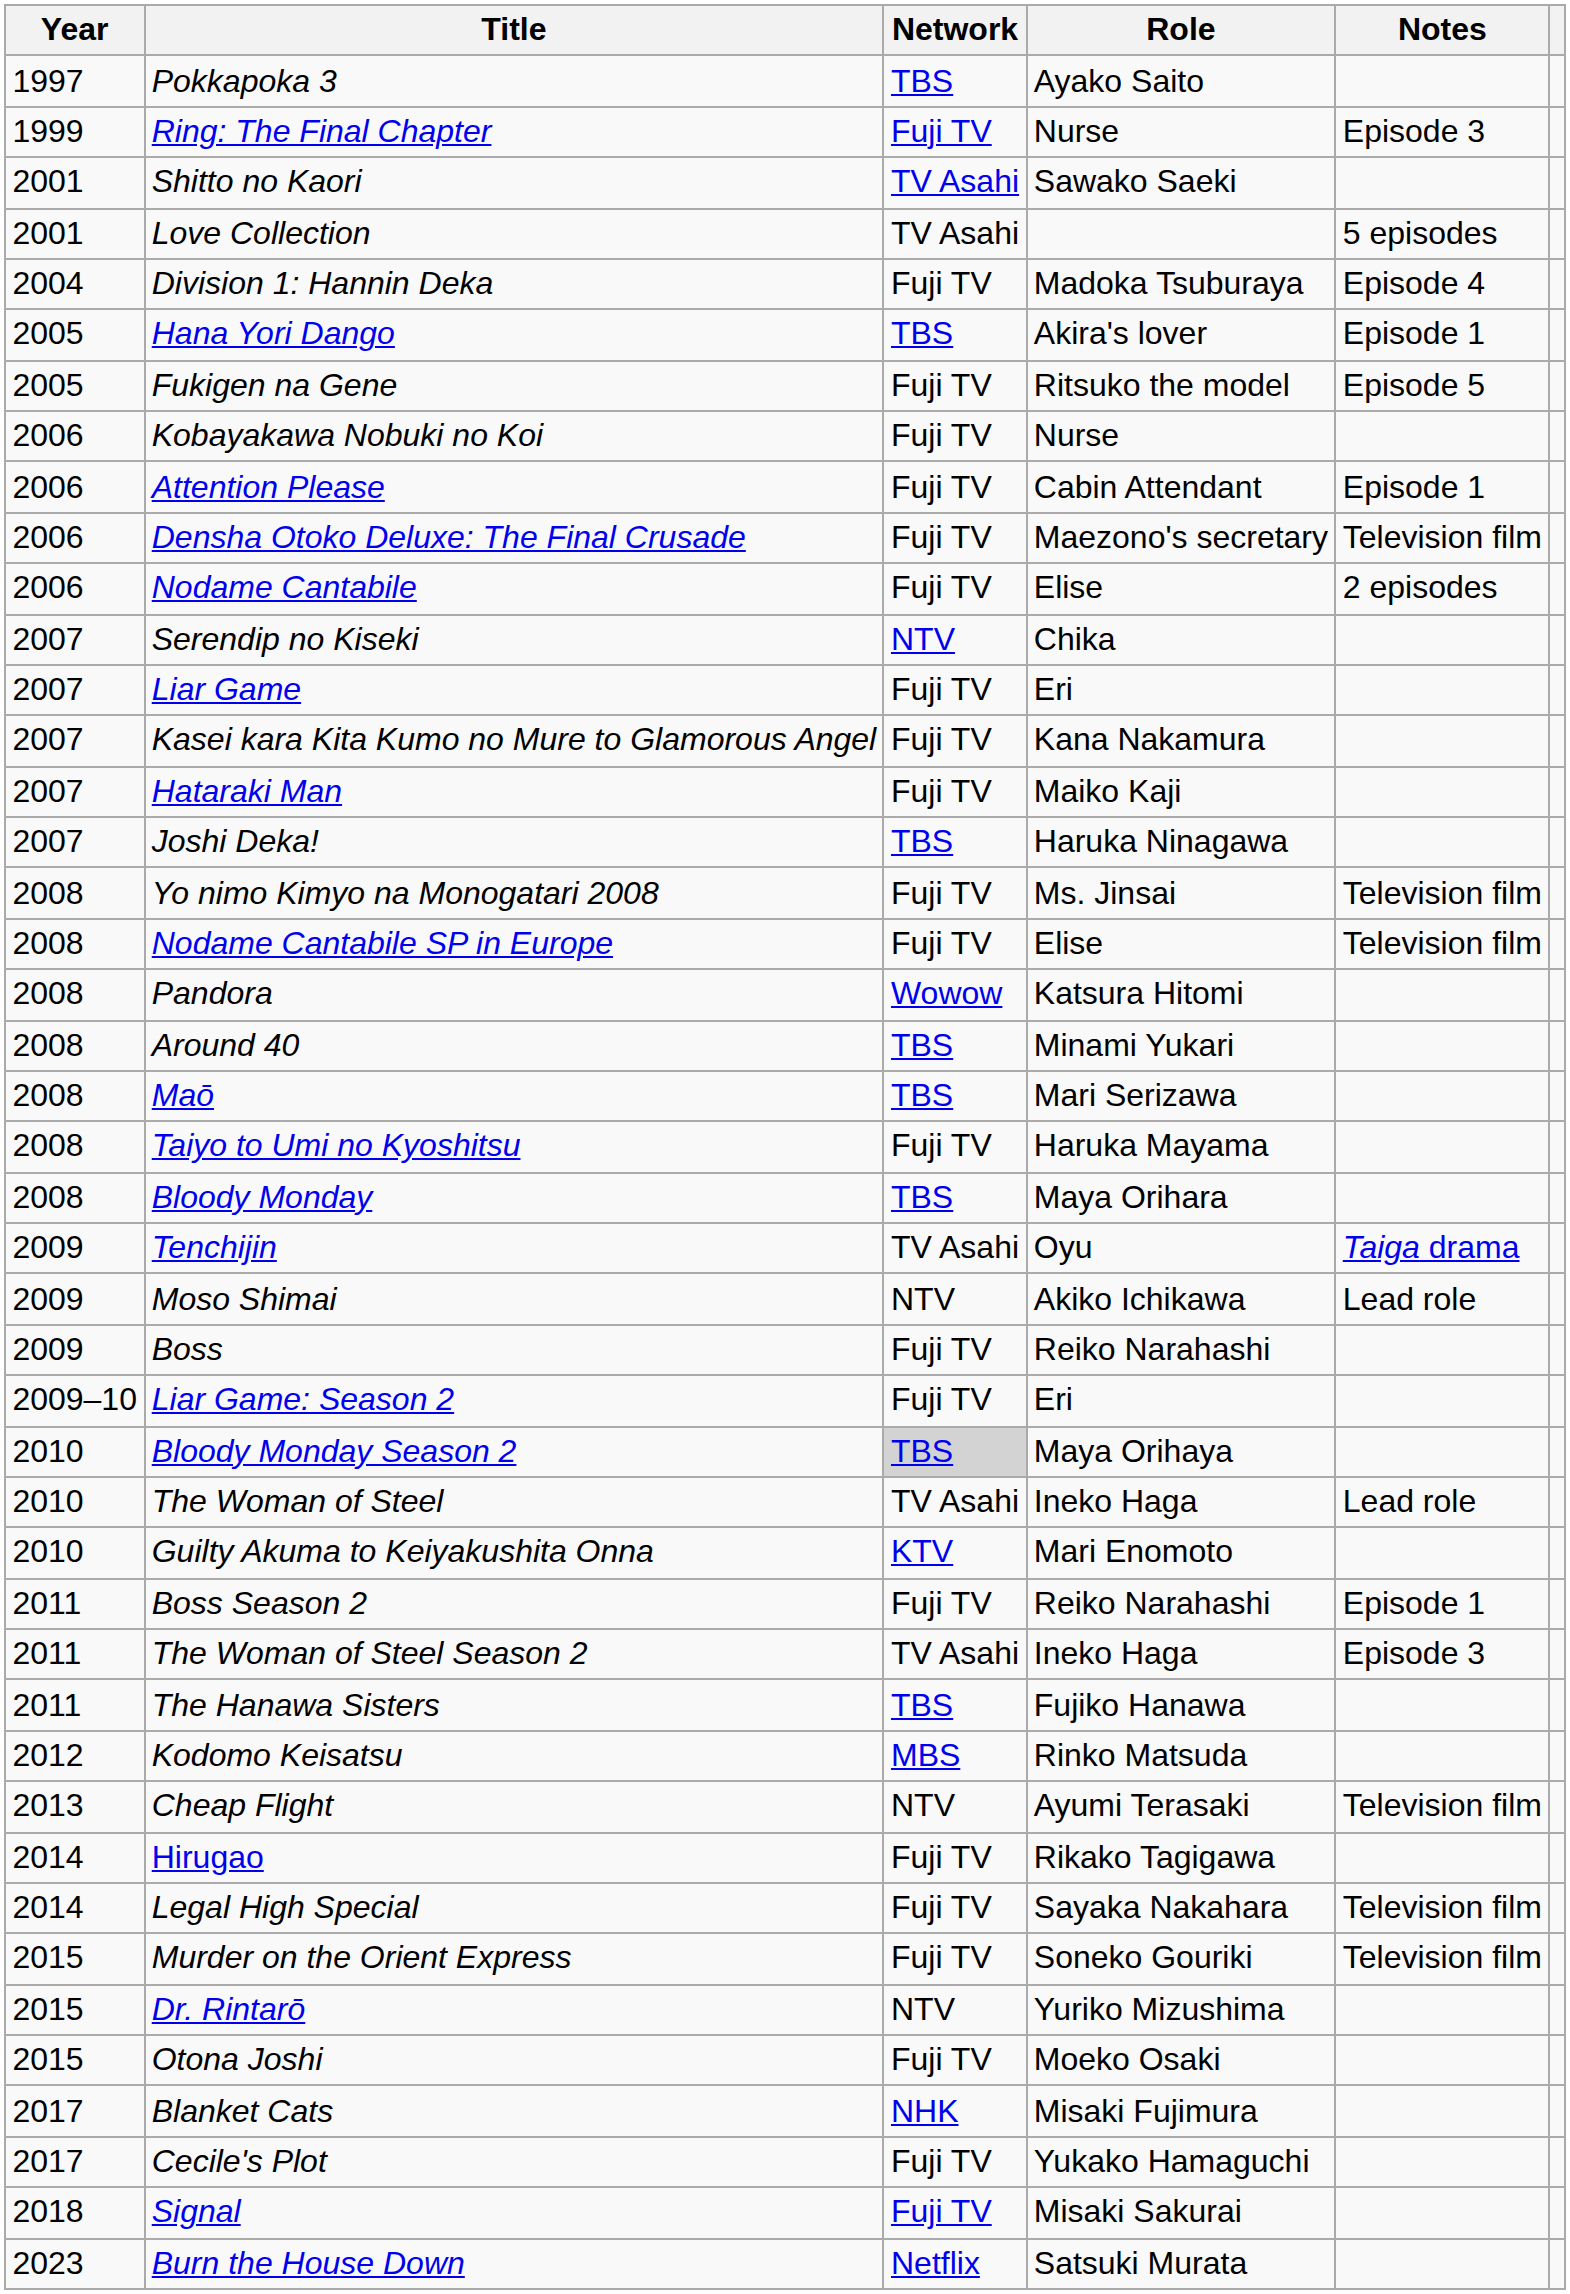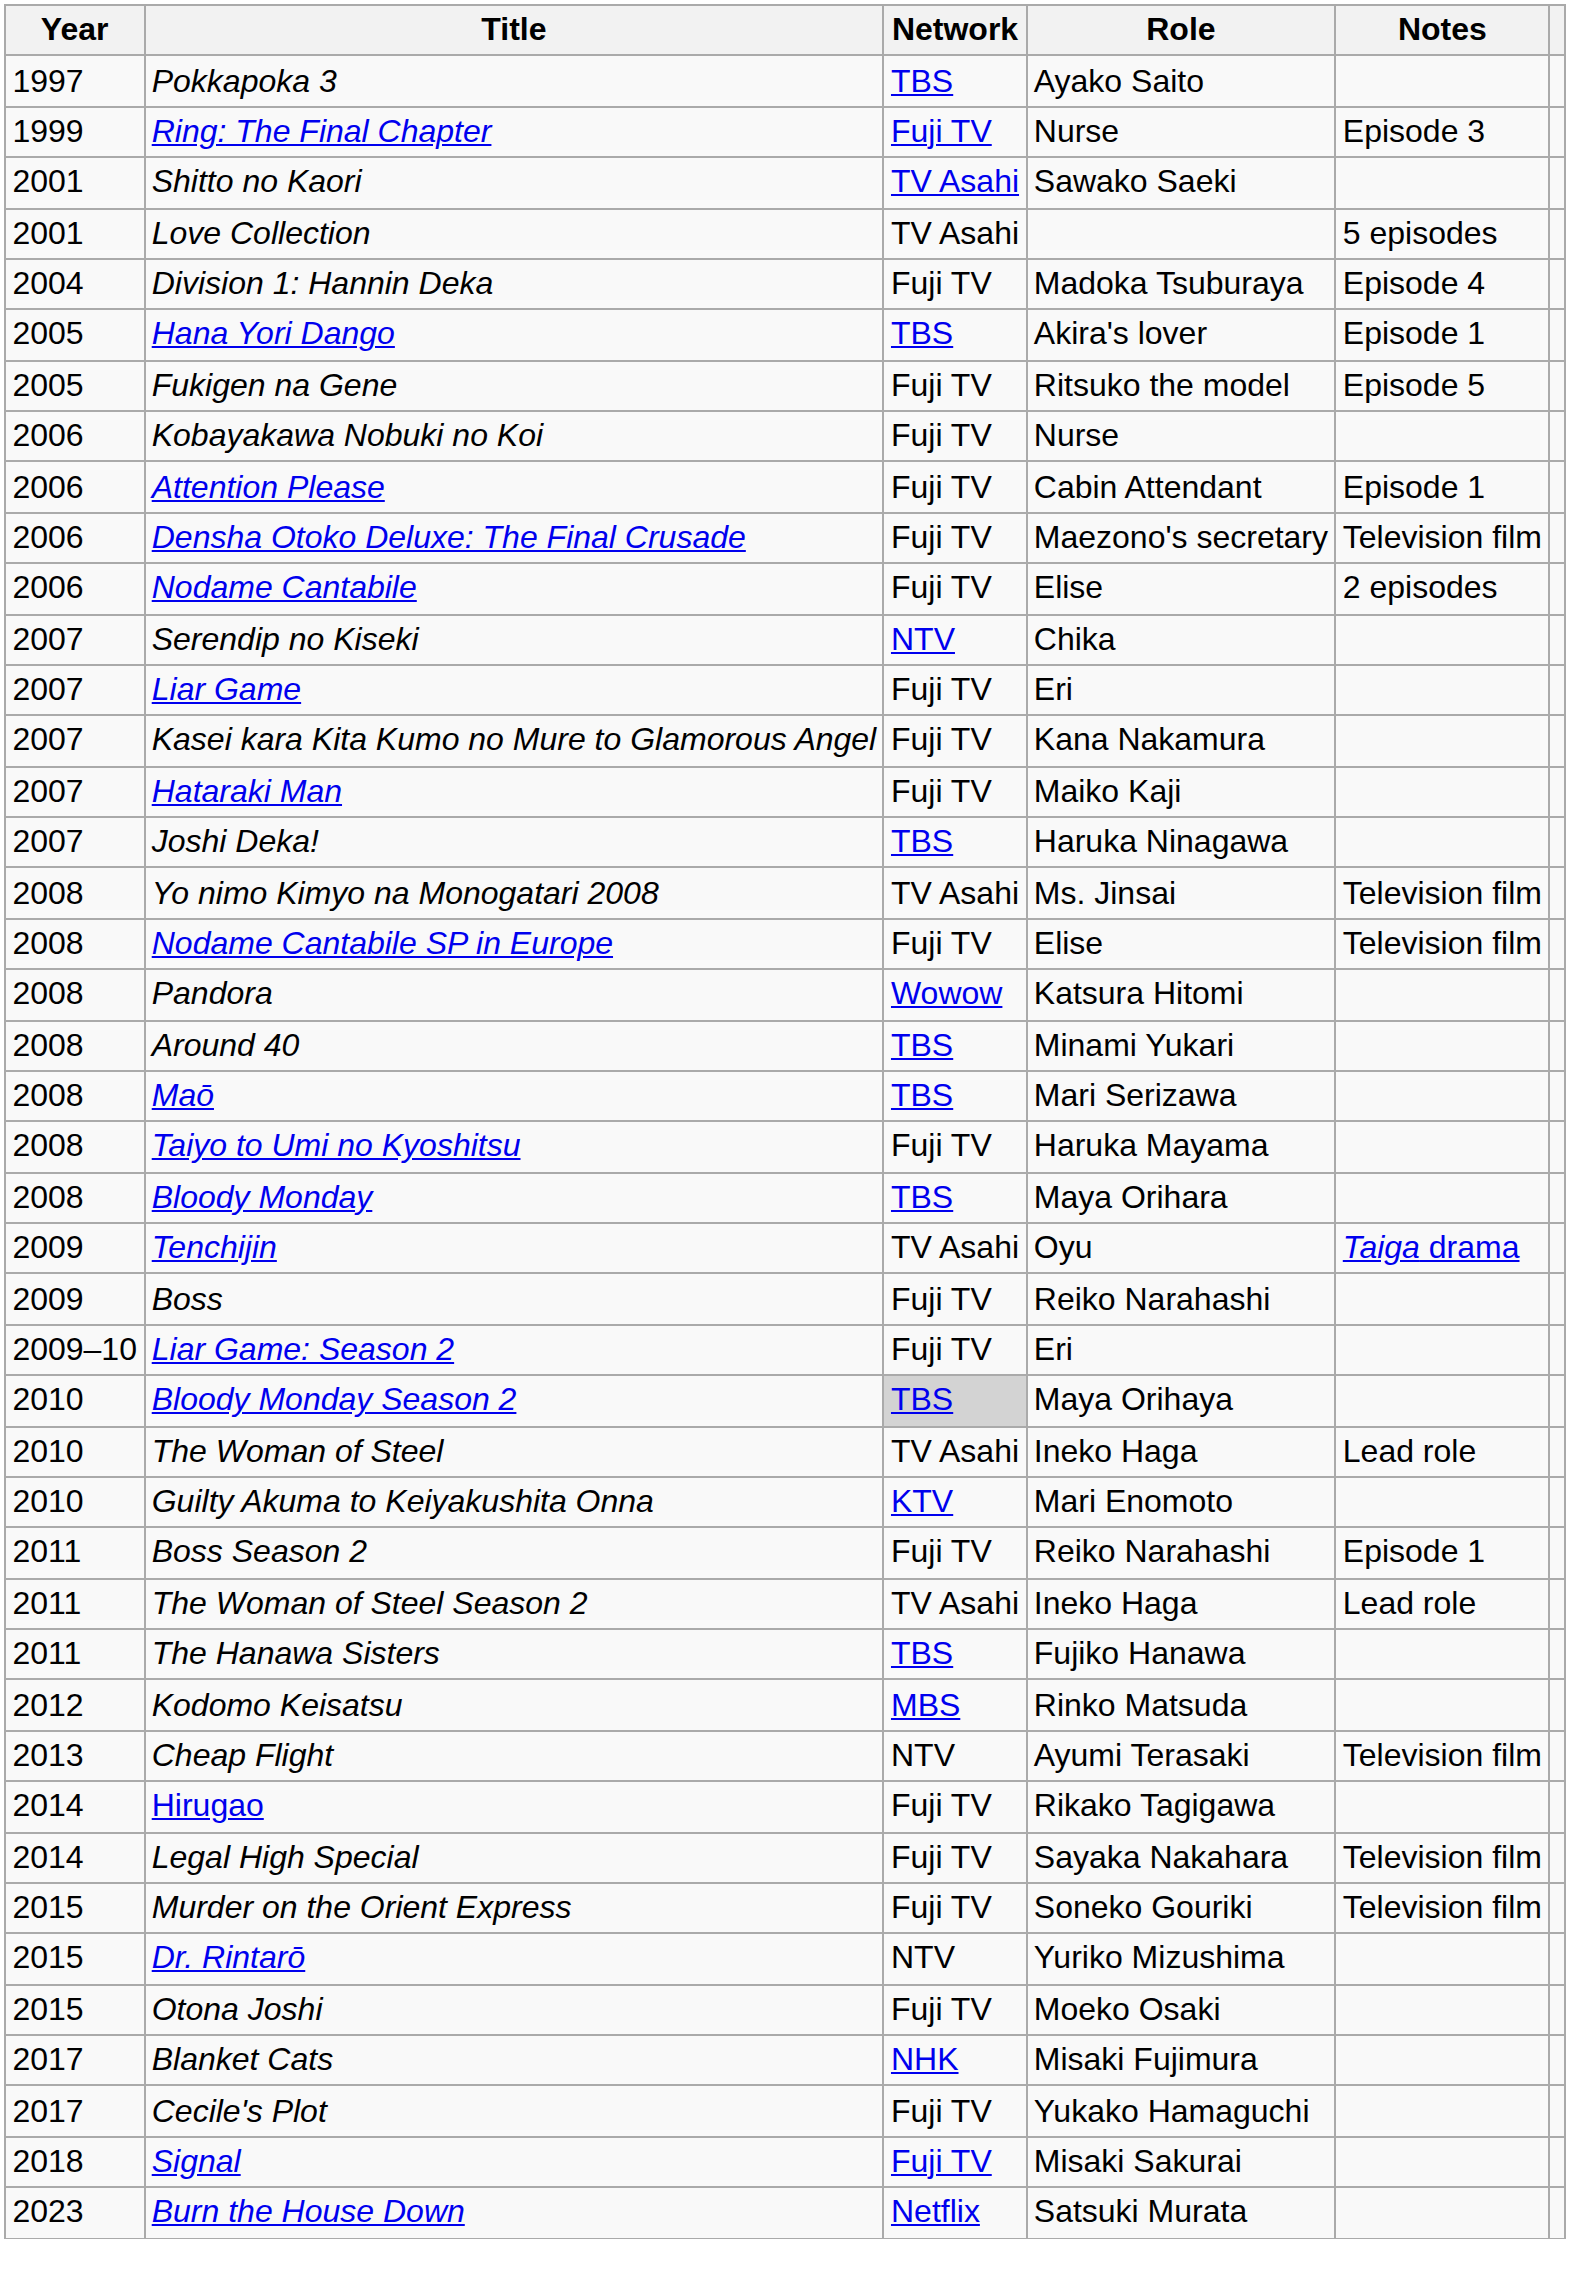(941, 892) Fuji TV -> (955, 892) TV Asahi
- row: (244, 1298)
(1414, 1653) Episode 3 -> (1410, 1603) Lead role
